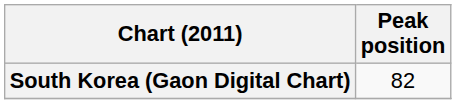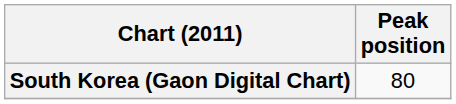(403, 80) 82 -> (403, 80) 80
